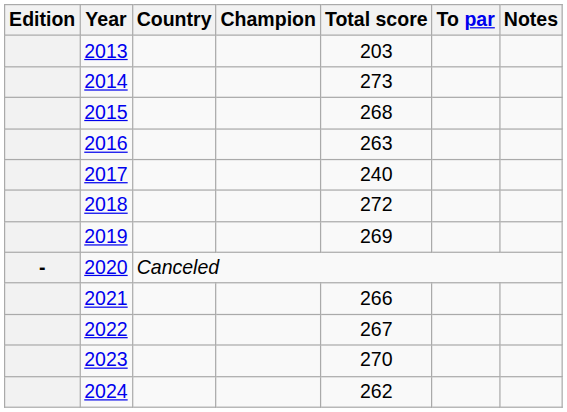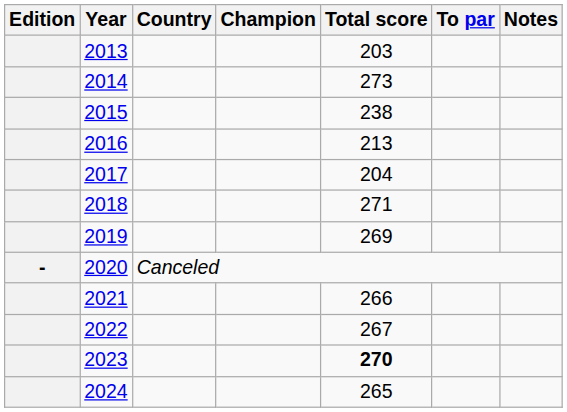(376, 112) 268 -> (376, 112) 238
(376, 143) 263 -> (376, 143) 213
(376, 174) 240 -> (376, 174) 204
(376, 205) 272 -> (376, 205) 271
(376, 360) normal -> (376, 360) bold
(376, 391) 262 -> (376, 391) 265
